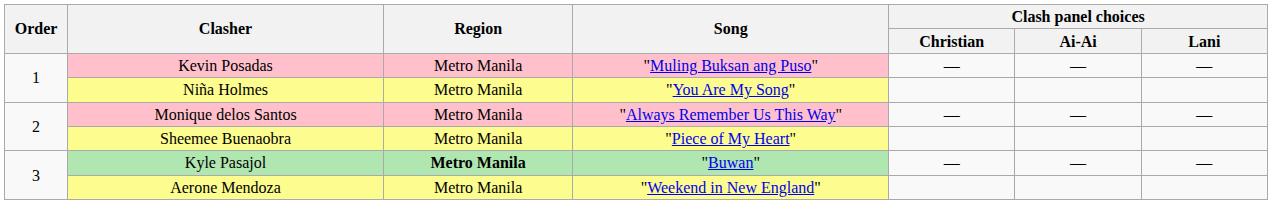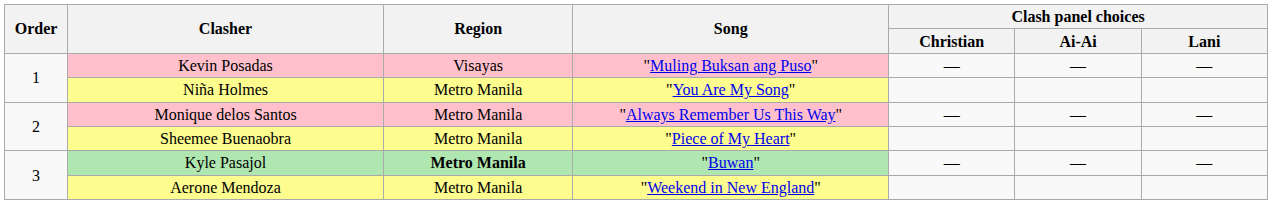(478, 65) Metro Manila -> (478, 65) Visayas
